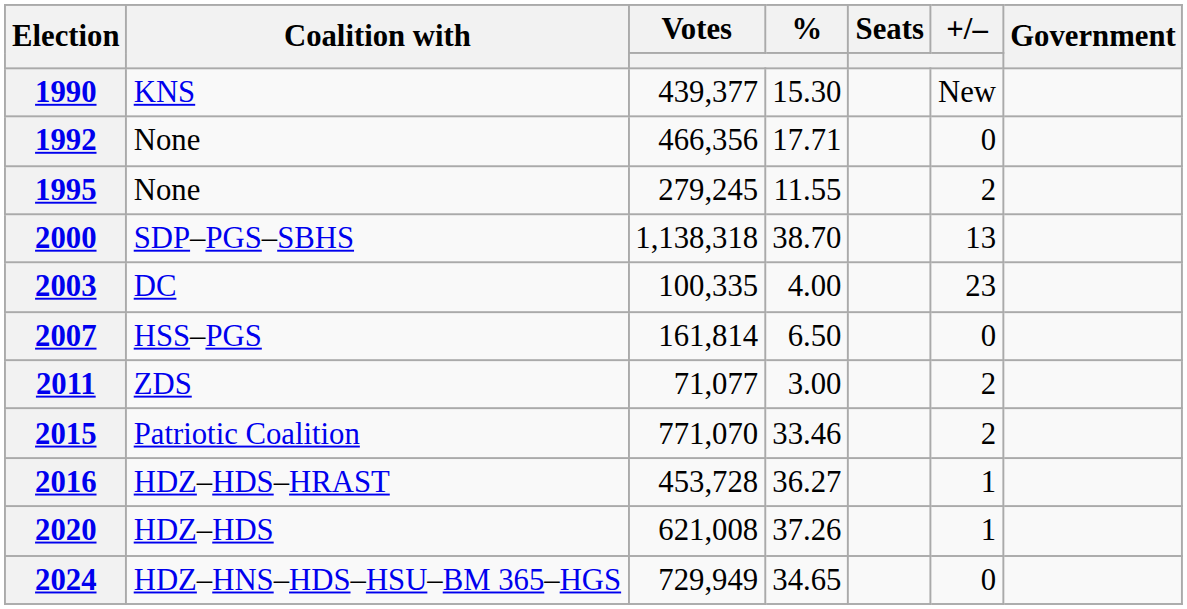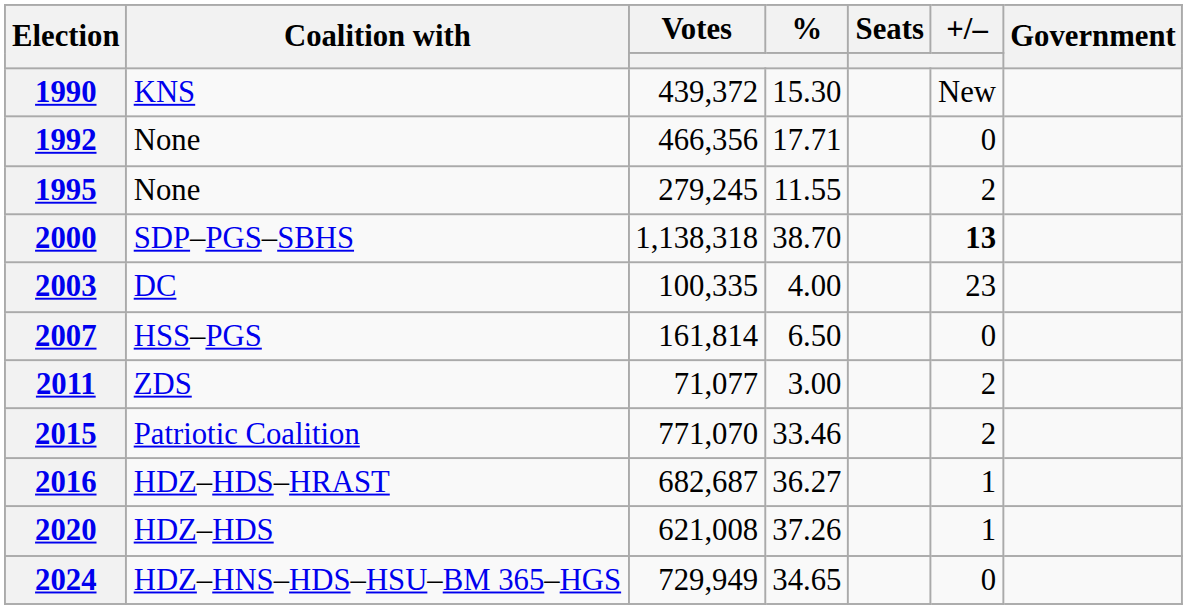(708, 91) 439,377 -> (708, 91) 439,372
(981, 237) normal -> (981, 237) bold
(708, 481) 453,728 -> (708, 481) 682,687
